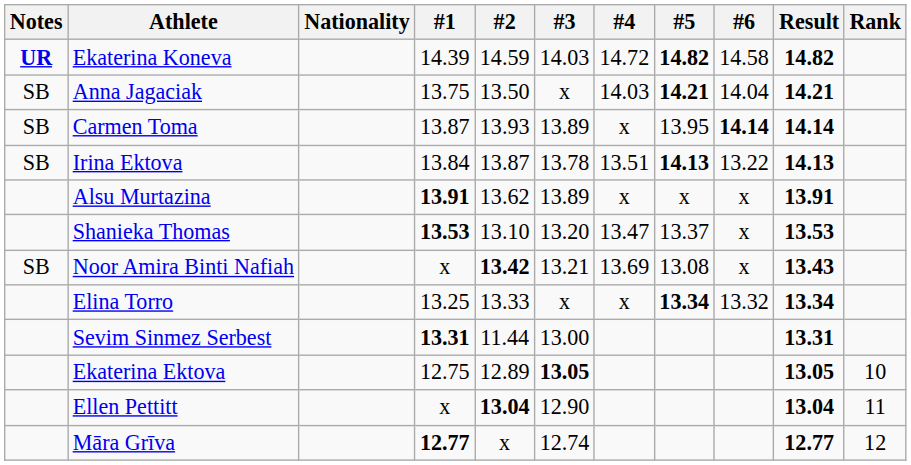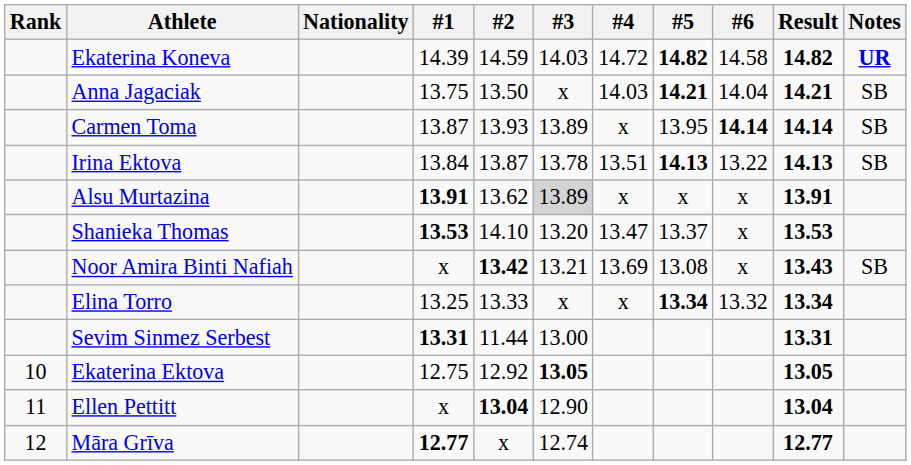columns swapped: (875, 22) <-> (36, 22)
(564, 197) no background -> (563, 197) lightgrey background
(505, 232) 13.10 -> (503, 232) 14.10
(505, 372) 12.89 -> (503, 372) 12.92
